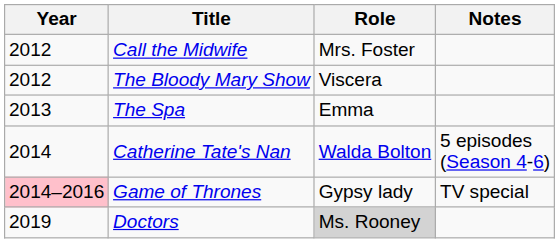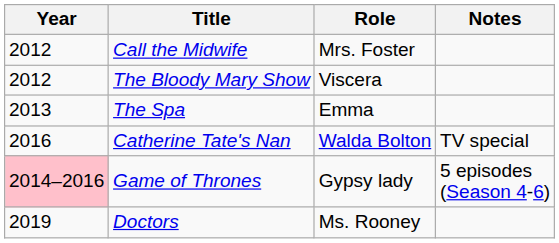(30, 151) 2014 -> (30, 140) 2016
(495, 151) 5 episodes (Season 4-6) -> (484, 140) TV special
(484, 191) TV special -> (495, 181) 5 episodes (Season 4-6)
(369, 222) lightgrey background -> (369, 222) no background
